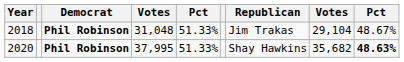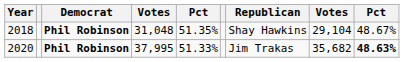(198, 31) 51.33% -> (198, 31) 51.35%
(261, 31) Jim Trakas -> (268, 31) Shay Hawkins
(268, 48) Shay Hawkins -> (261, 48) Jim Trakas
